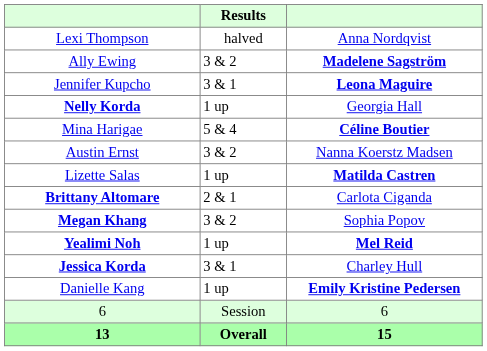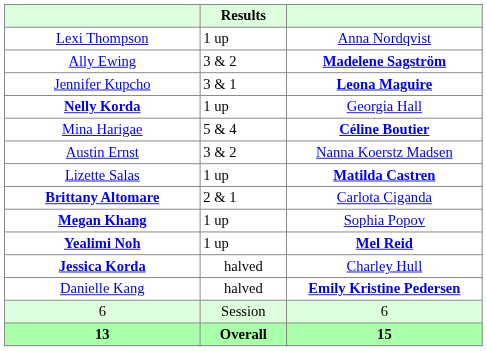(243, 38) halved -> (216, 38) 1 up
(220, 220) 3 & 2 -> (216, 220) 1 up
(220, 266) 3 & 1 -> (243, 266) halved
(216, 288) 1 up -> (243, 288) halved
